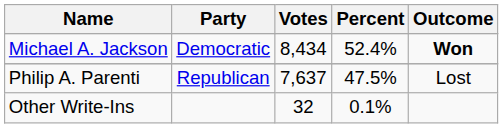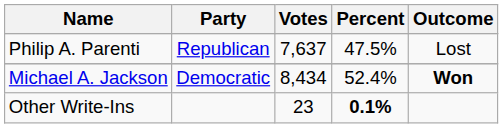rows swapped: (88, 48) <-> (74, 78)
(303, 107) 32 -> (303, 107) 23
(370, 107) normal -> (370, 107) bold
